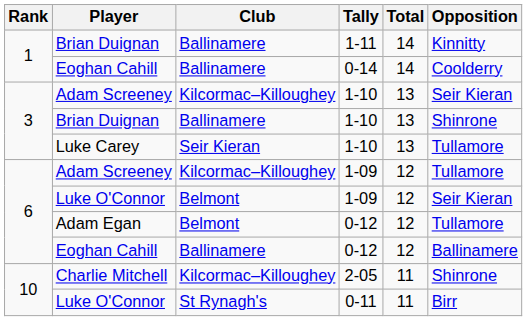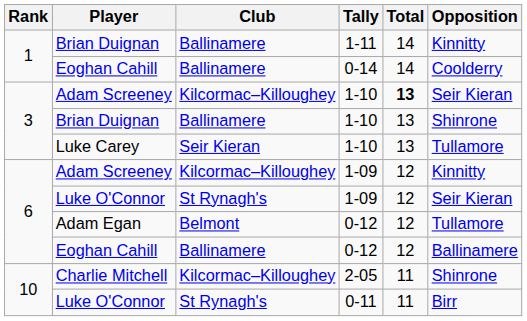(405, 95) normal -> (405, 95) bold
(468, 172) Tullamore -> (458, 172) Kinnitty
(209, 198) Belmont -> (223, 198) St Rynagh's
